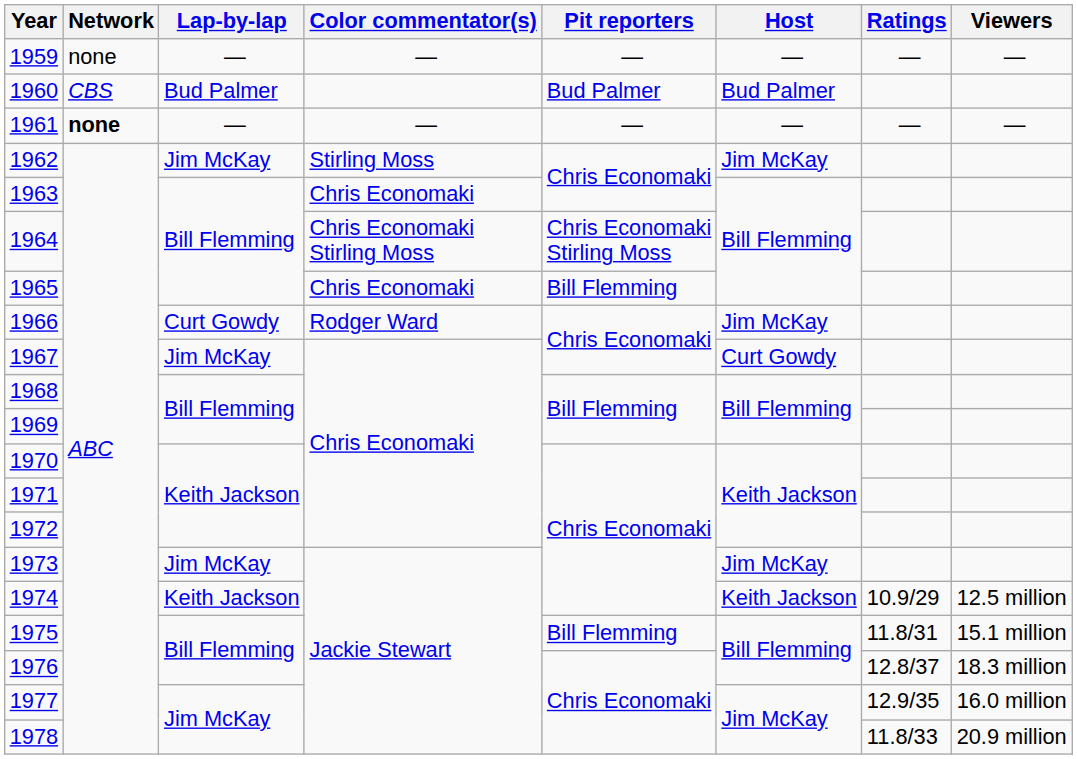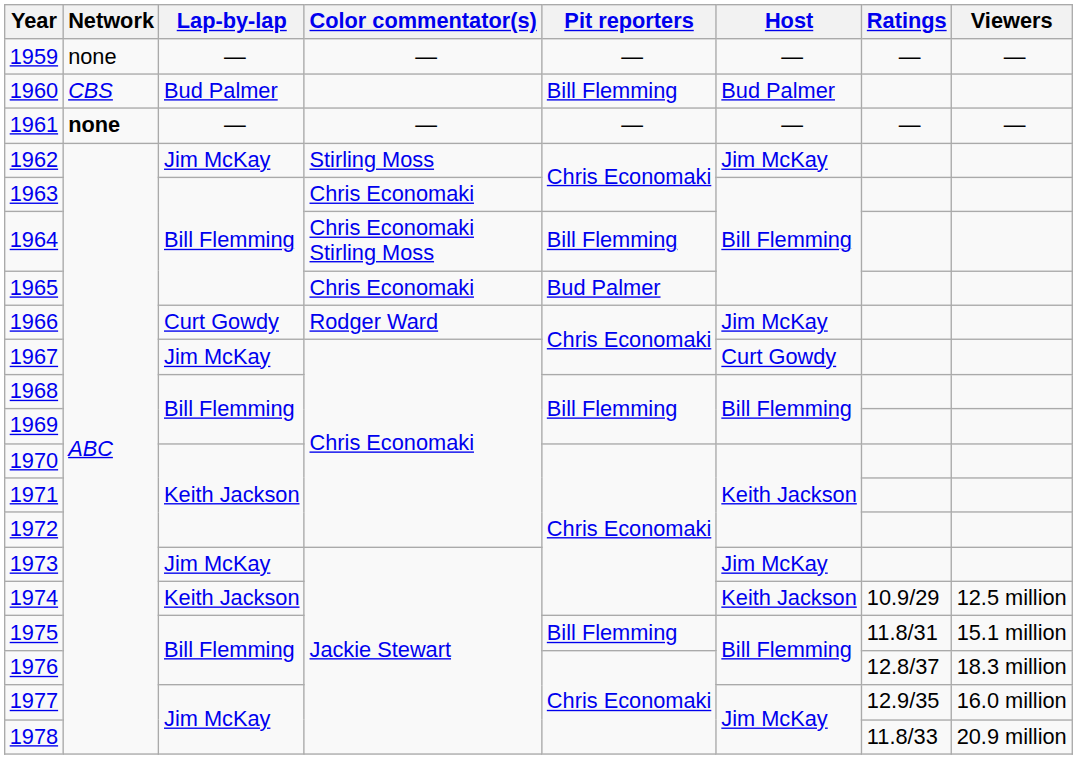(604, 90) Bud Palmer -> (612, 90) Bill Flemming
(629, 241) Chris Economaki Stirling Moss -> (612, 241) Bill Flemming
(612, 287) Bill Flemming -> (604, 287) Bud Palmer
